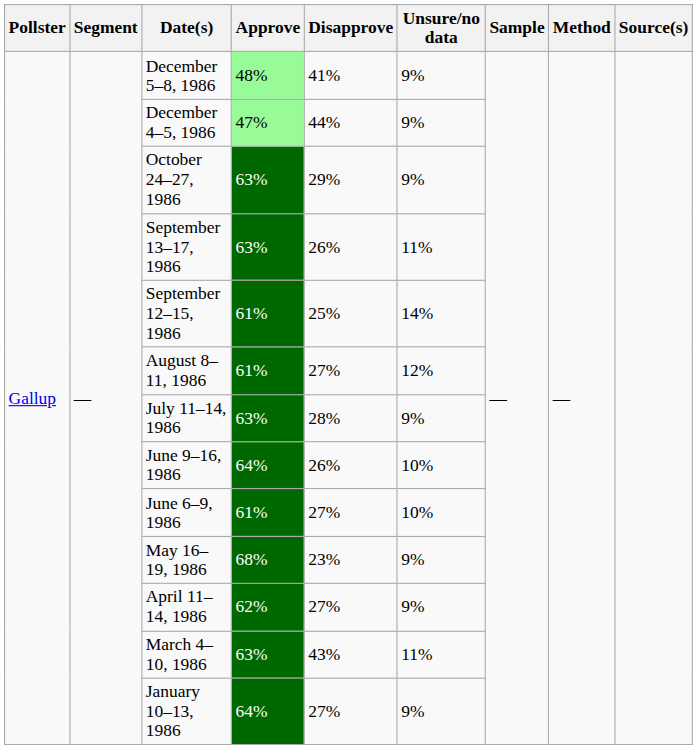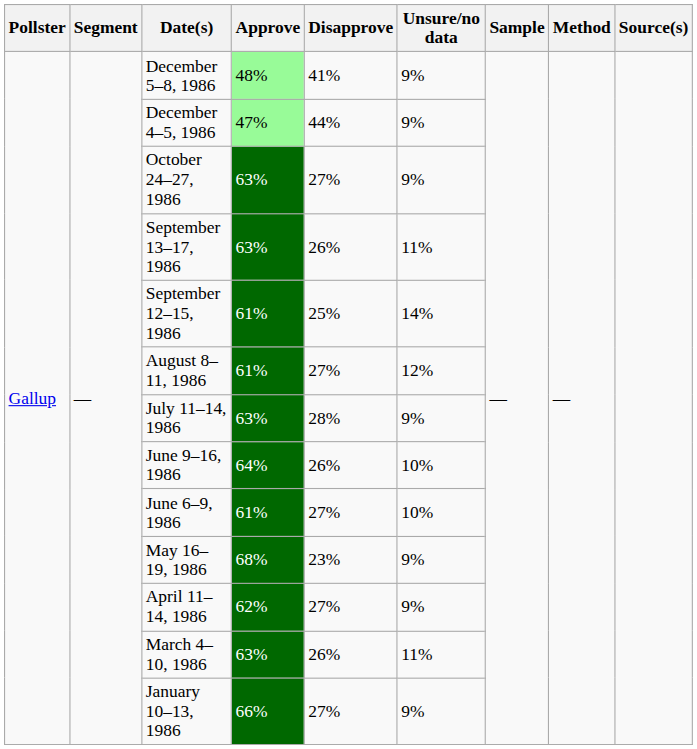(324, 179) 29% -> (324, 179) 27%
(324, 654) 43% -> (324, 654) 26%
(252, 711) 64% -> (252, 711) 66%
